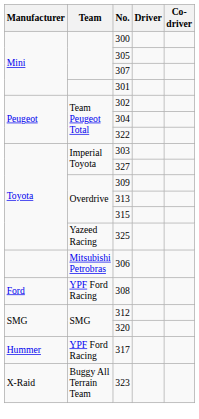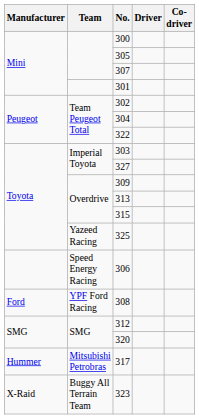(90, 263) Mitsubishi Petrobras -> (83, 269) Speed Energy Racing
(89, 349) YPF Ford Racing -> (90, 361) Mitsubishi Petrobras
